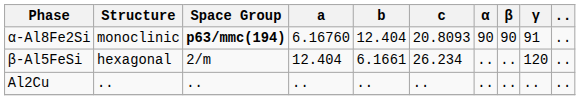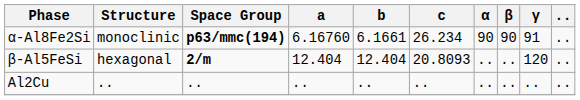(381, 38) 12.404 -> (381, 38) 6.1661
(442, 38) 20.8093 -> (438, 38) 26.234
(199, 61) normal -> (199, 61) bold
(381, 61) 6.1661 -> (381, 61) 12.404
(438, 61) 26.234 -> (442, 61) 20.8093
